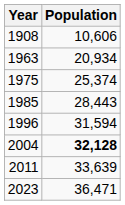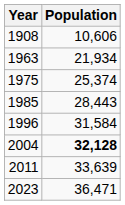(96, 58) 20,934 -> (96, 58) 21,934
(96, 124) 31,594 -> (96, 124) 31,584
